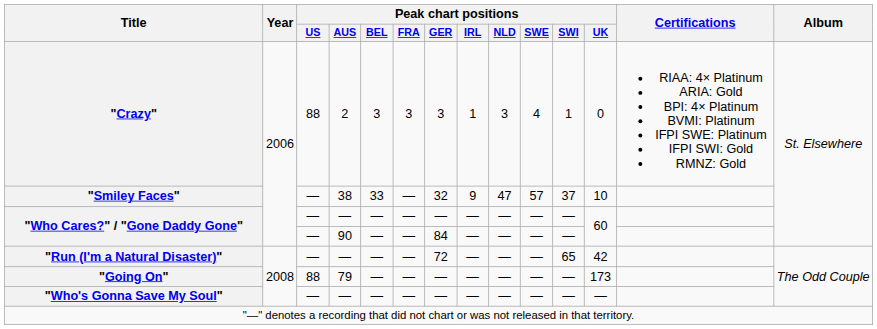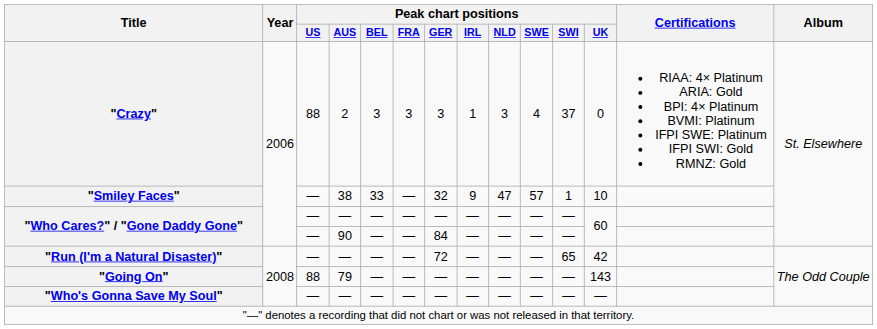(569, 113) 1 -> (568, 113) 37
(568, 196) 37 -> (569, 196) 1
(600, 276) 173 -> (600, 276) 143
